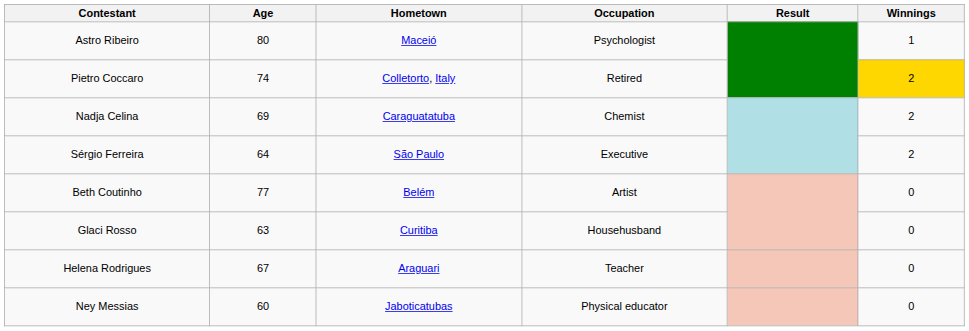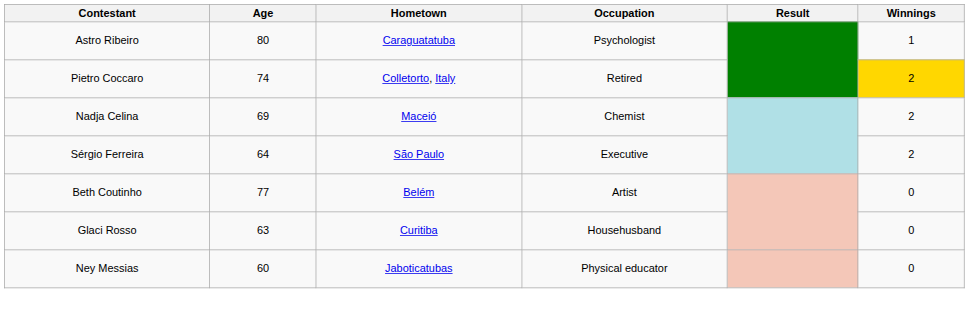(419, 41) Maceió -> (419, 41) Caraguatatuba
(419, 117) Caraguatatuba -> (419, 117) Maceió
- row: (107, 269)
